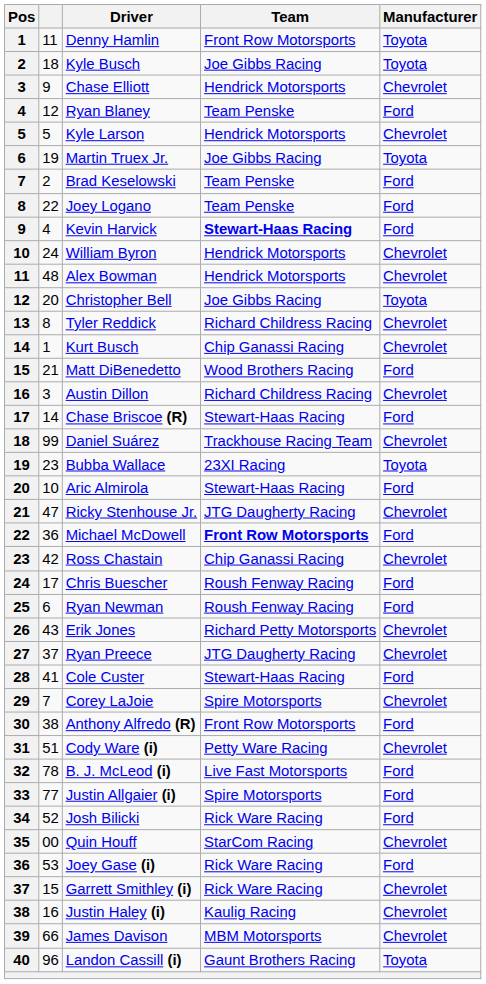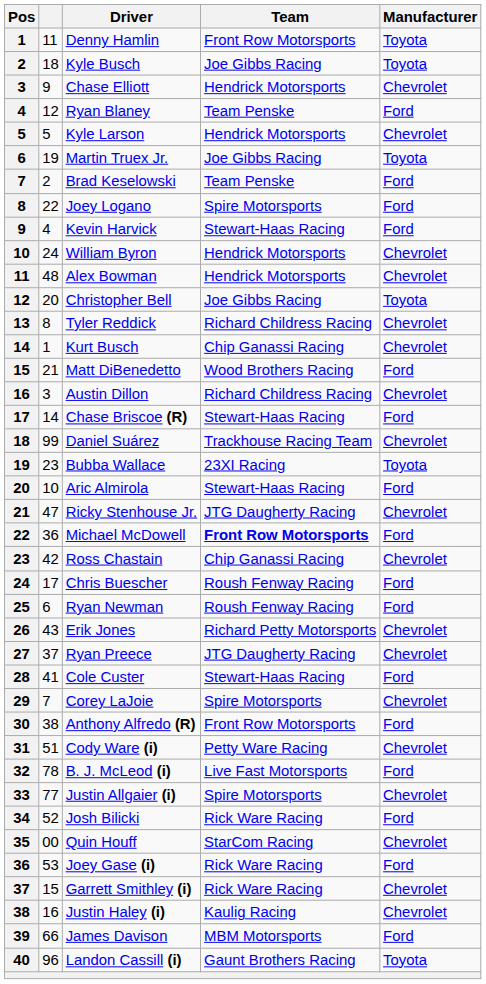(249, 205) Team Penske -> (263, 205) Spire Motorsports
(278, 229) bold -> (274, 229) normal
(398, 795) Ford -> (415, 795) Chevrolet
(415, 936) Chevrolet -> (398, 936) Ford
